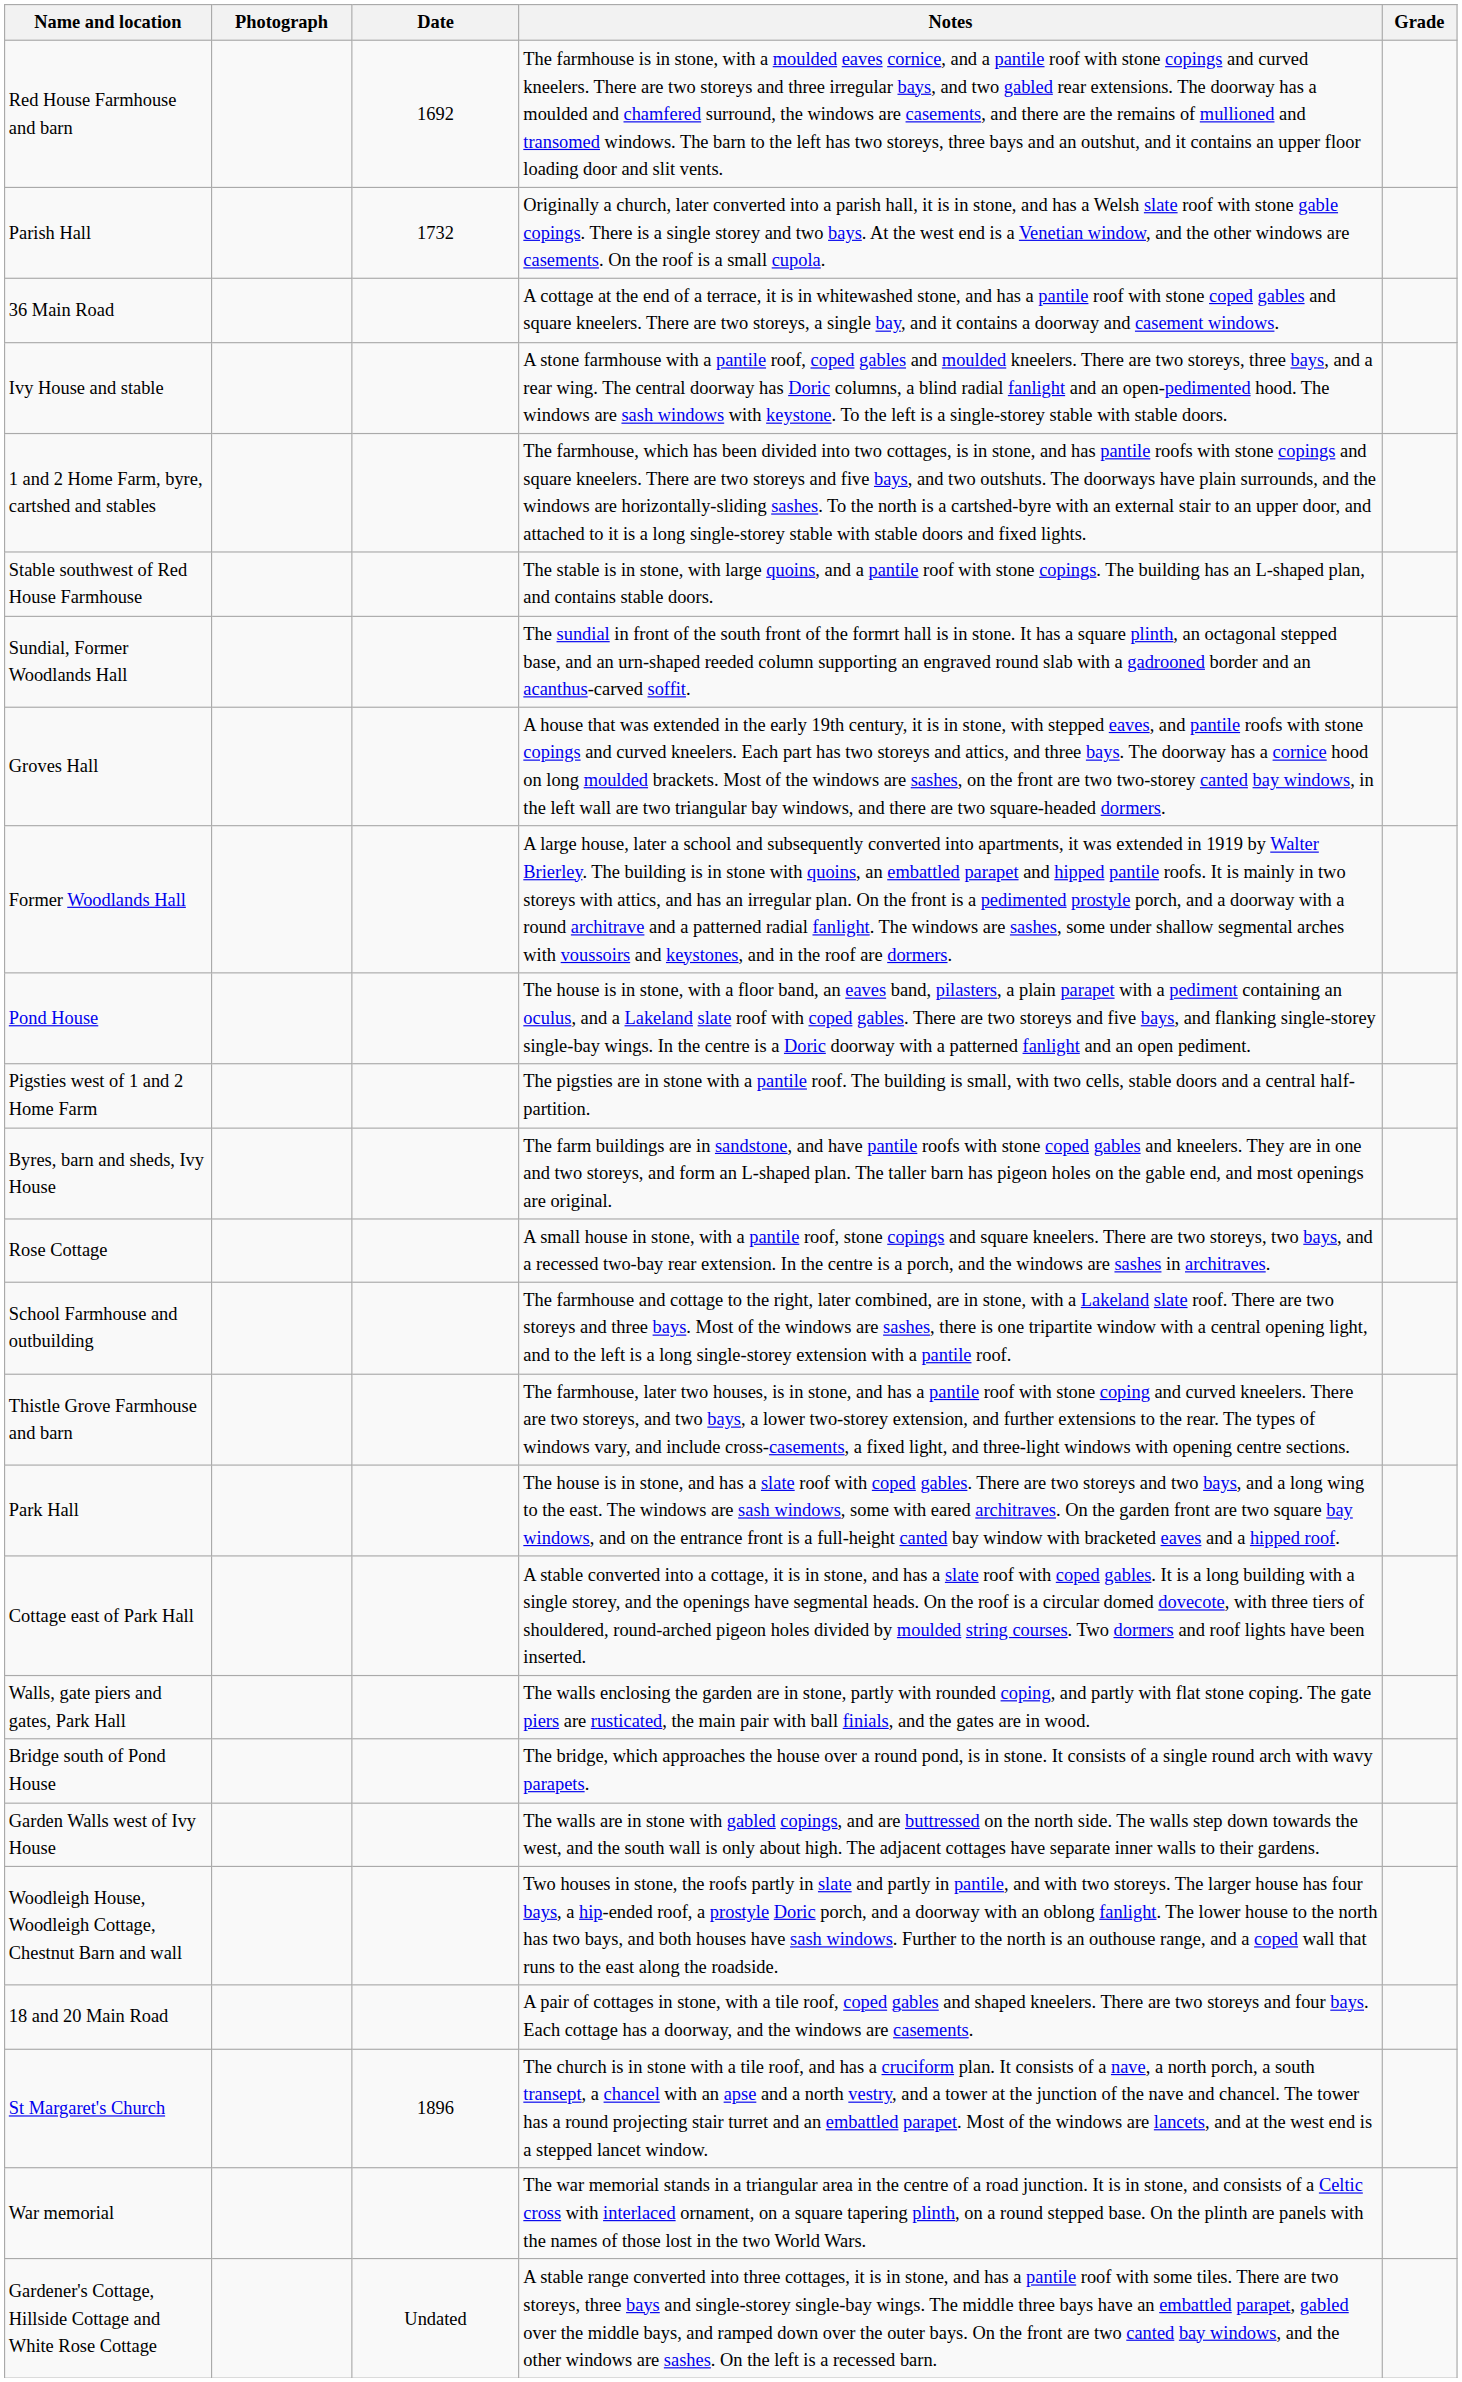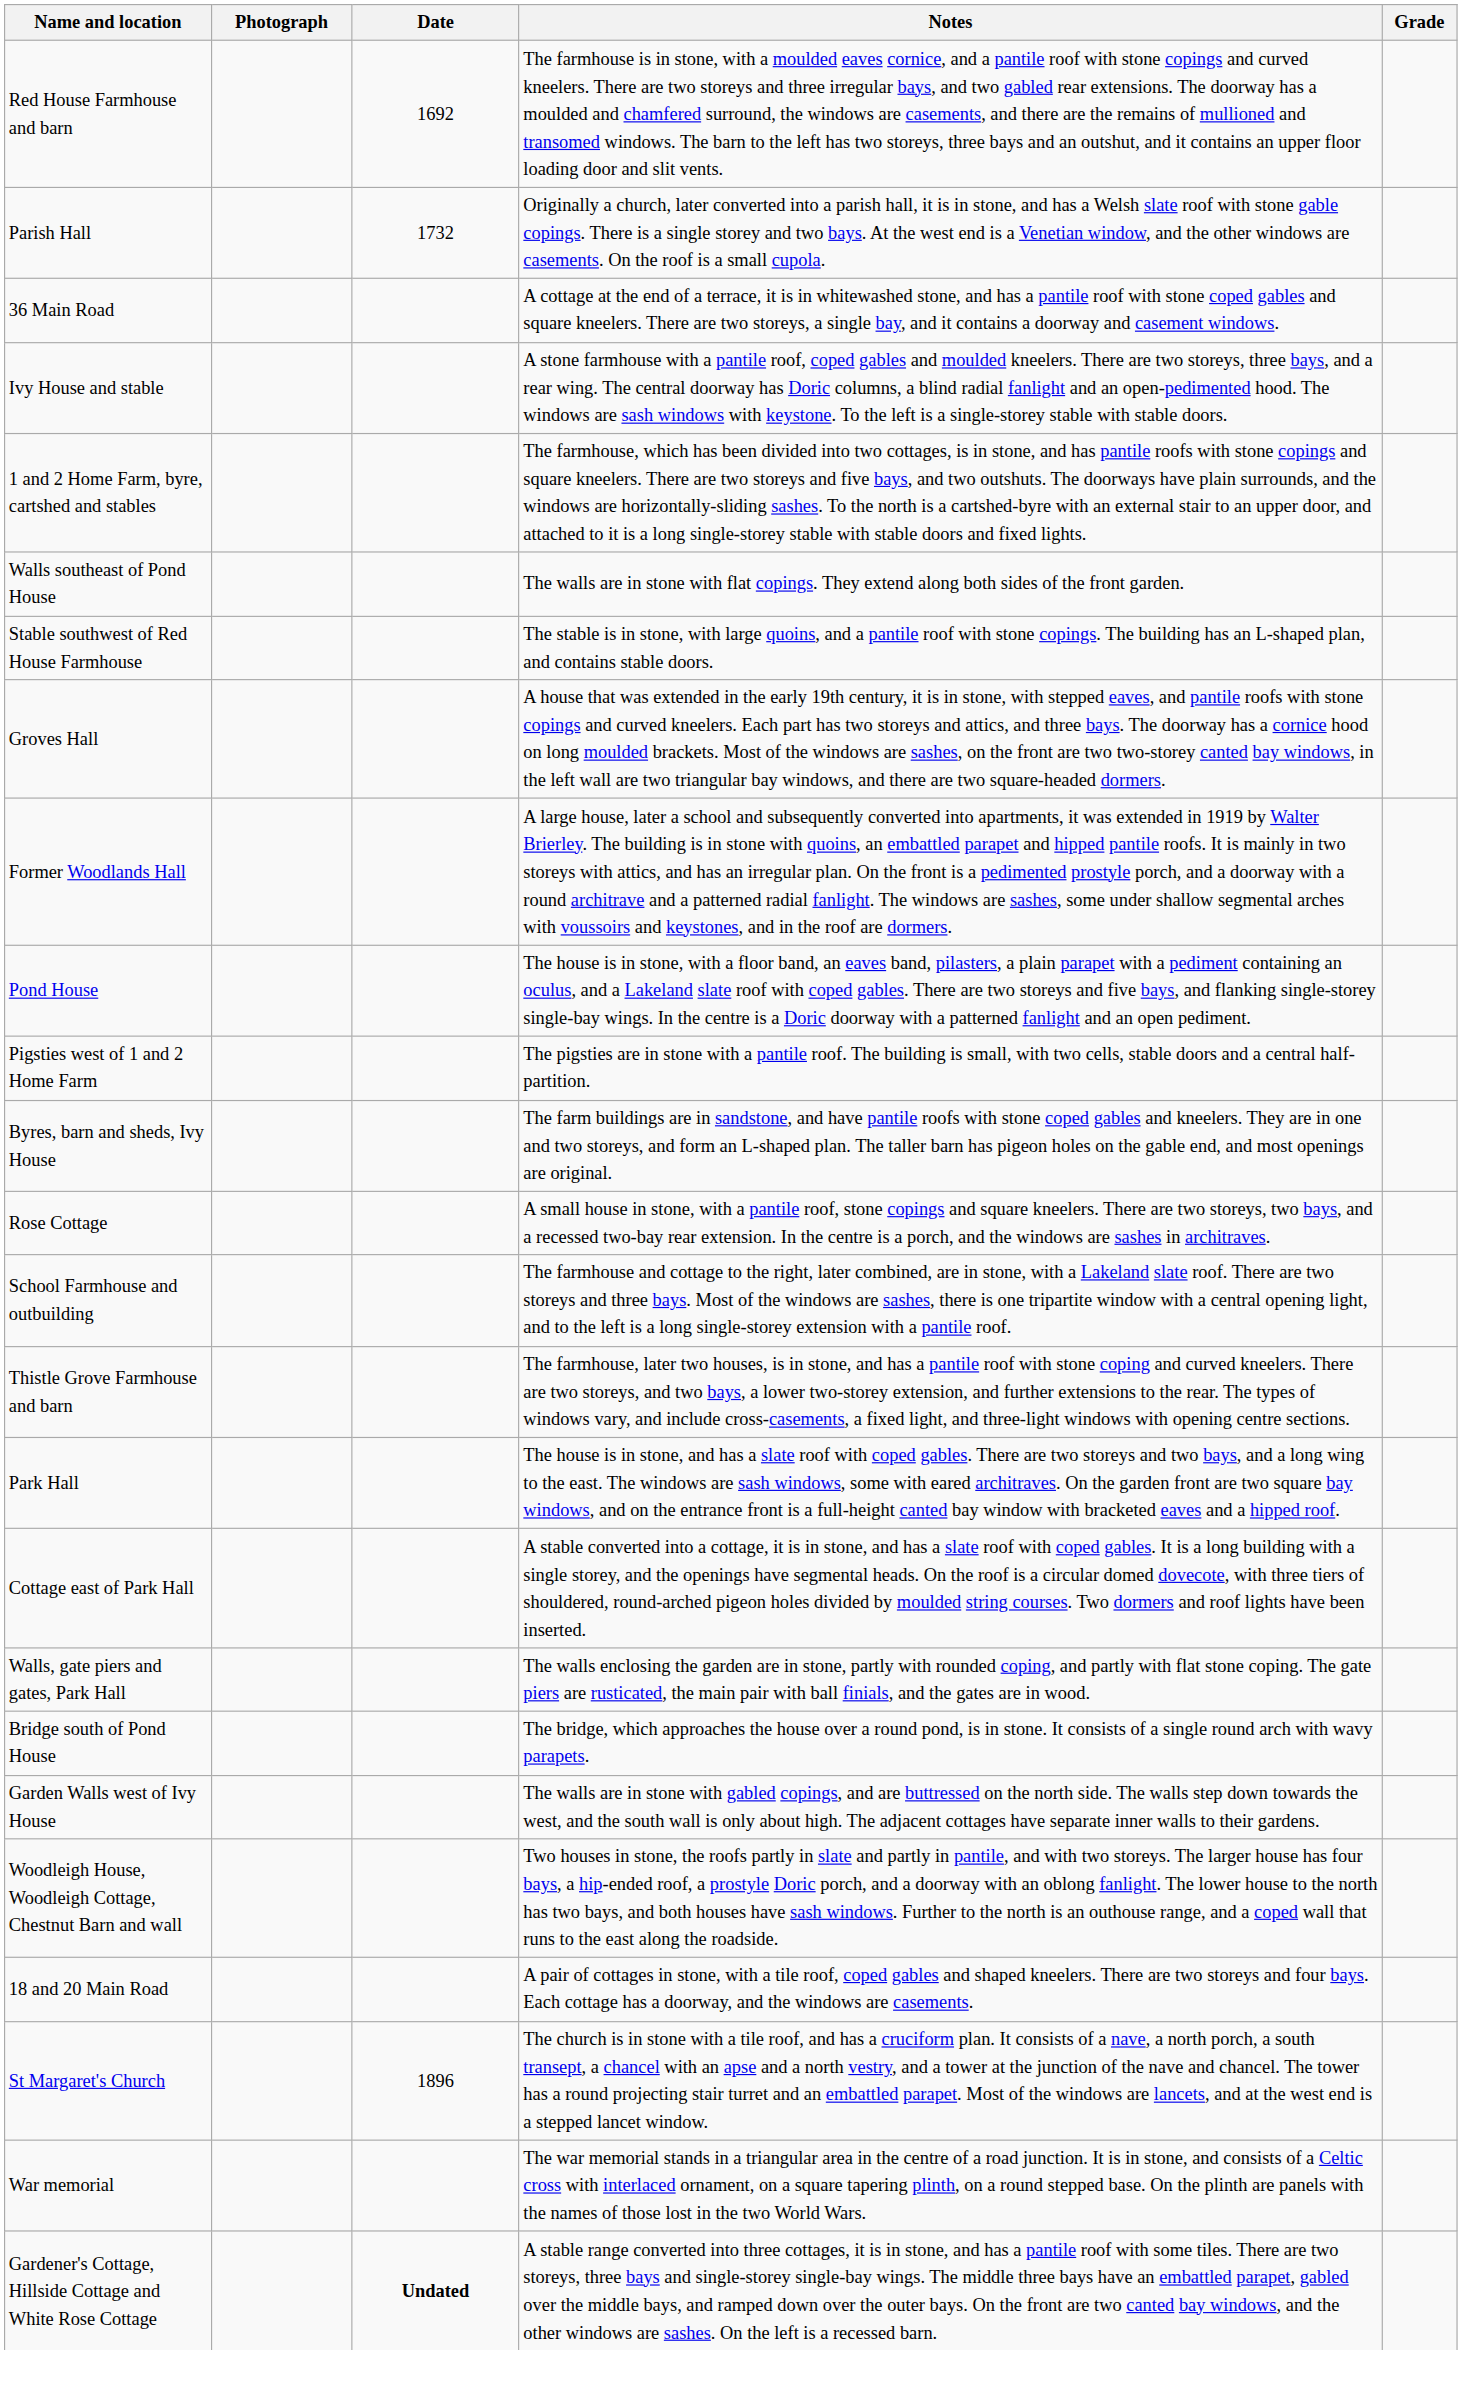+ row: (97, 584)
- row: (69, 661)
(436, 2318) normal -> (436, 2290) bold
